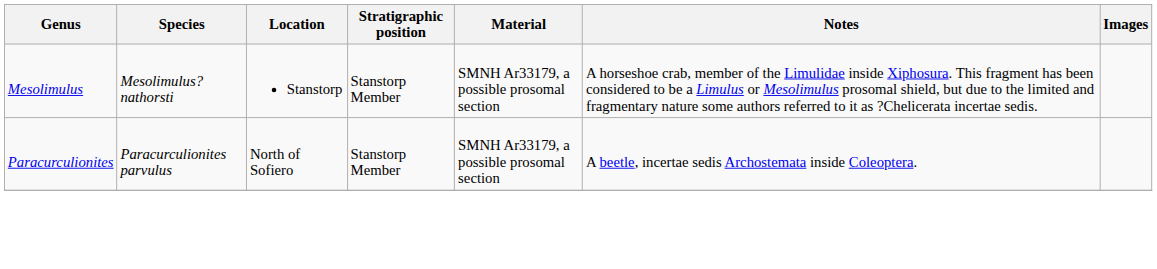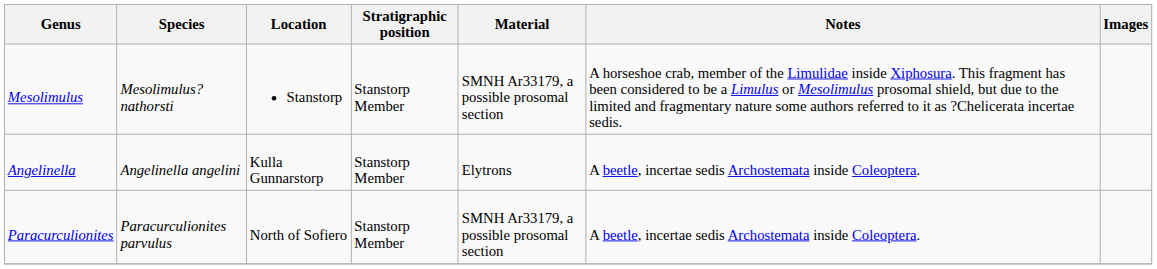+ row: (42, 170)
